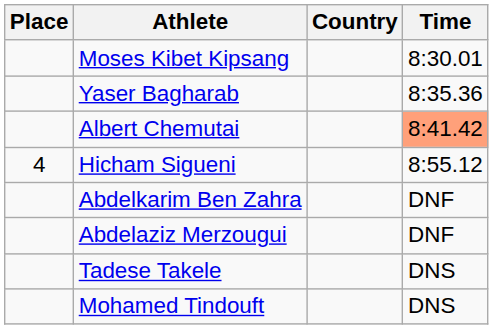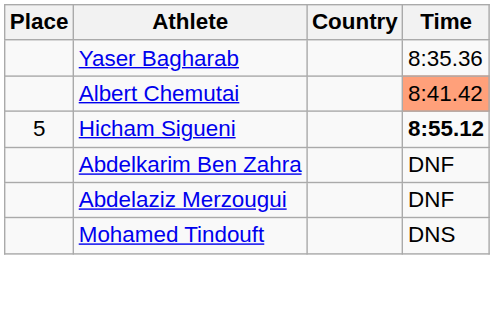- row: (184, 57)
(39, 164) 4 -> (39, 128) 5
(445, 164) normal -> (446, 128) bold
- row: (150, 270)
